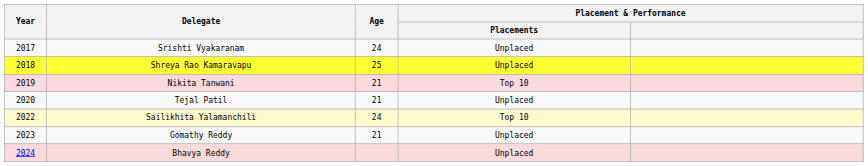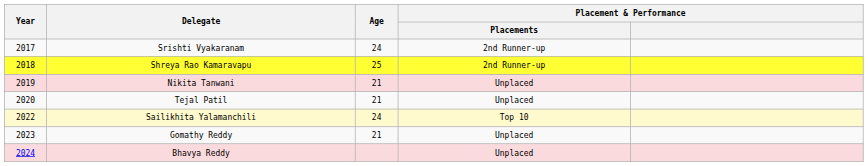(514, 48) Unplaced -> (514, 48) 2nd Runner-up
(514, 65) Unplaced -> (514, 65) 2nd Runner-up
(514, 83) Top 10 -> (514, 83) Unplaced
